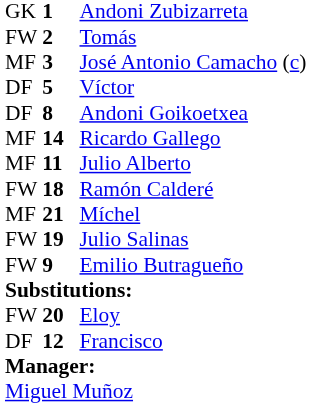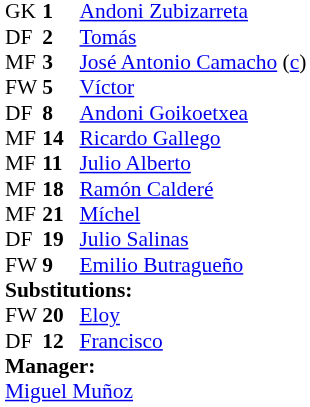(21, 36) FW -> (19, 36) DF
(19, 87) DF -> (21, 87) FW
(21, 188) FW -> (20, 188) MF
(21, 239) FW -> (19, 239) DF
